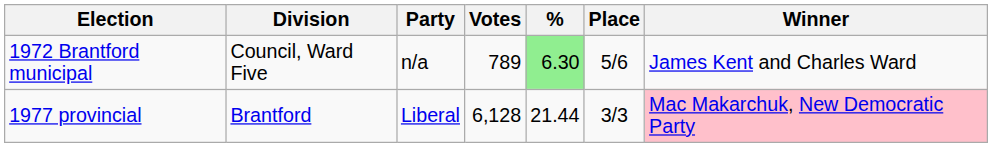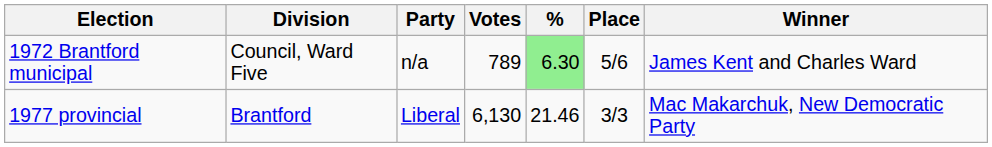(497, 115) 6,128 -> (497, 115) 6,130
(555, 115) 21.44 -> (555, 115) 21.46
(796, 115) pink background -> (796, 115) no background
